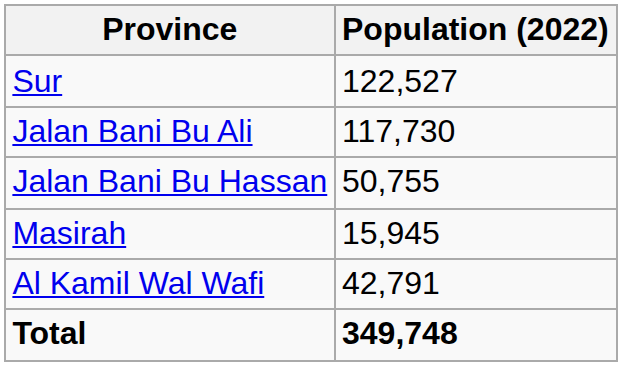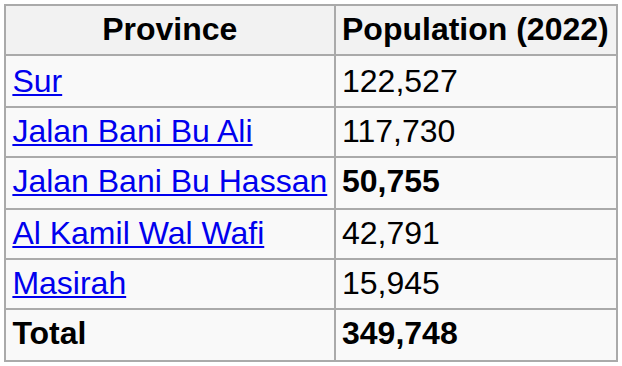(391, 182) normal -> (391, 182) bold
rows swapped: (138, 283) <-> (69, 232)
